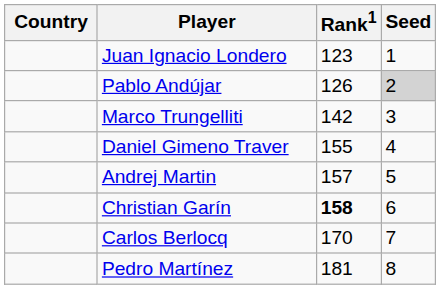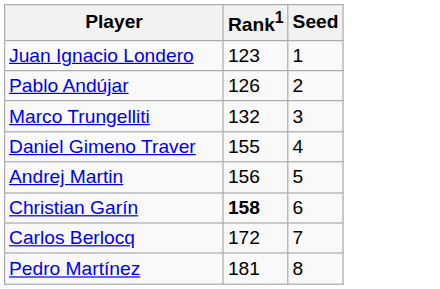- column: (51, 22)
(391, 85) lightgrey background -> (298, 85) no background
(337, 116) 142 -> (244, 116) 132
(337, 177) 157 -> (244, 177) 156
(337, 238) 170 -> (244, 238) 172
